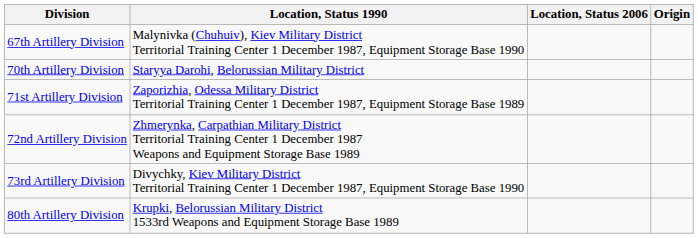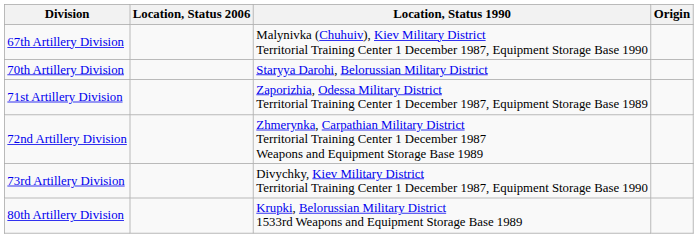columns swapped: (328, 14) <-> (589, 14)
